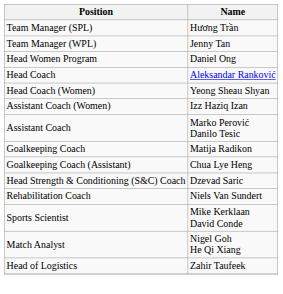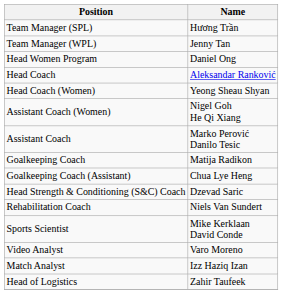(219, 106) Izz Haziq Izan -> (215, 112) Nigel Goh He Qi Xiang
+ row: (35, 250)
(215, 244) Nigel Goh He Qi Xiang -> (219, 266) Izz Haziq Izan
